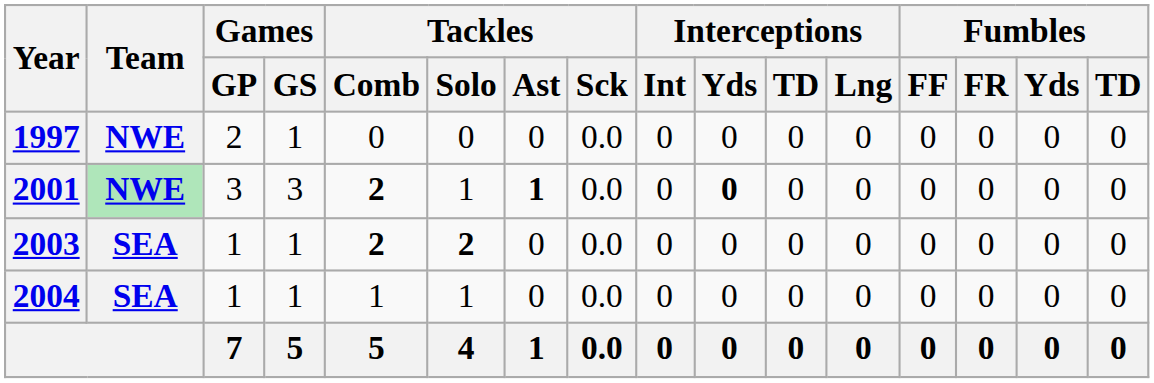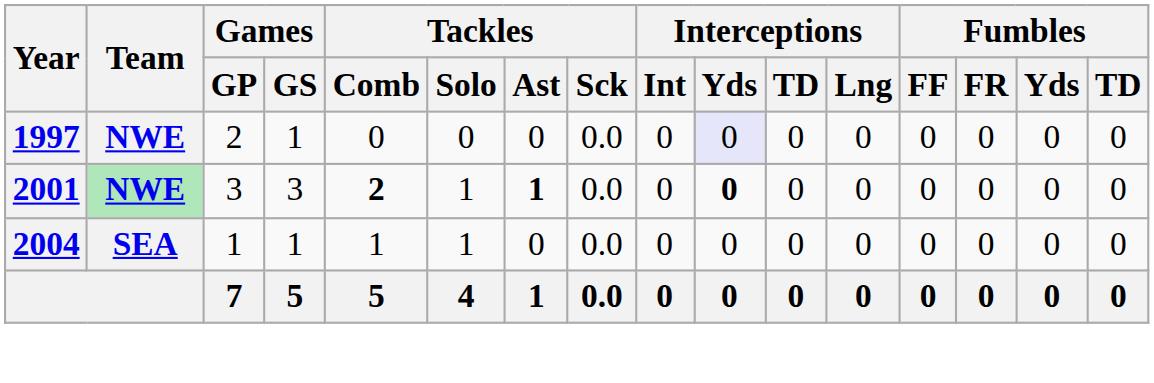(729, 137) no background -> (729, 137) lavender background
- row: (46, 243)
